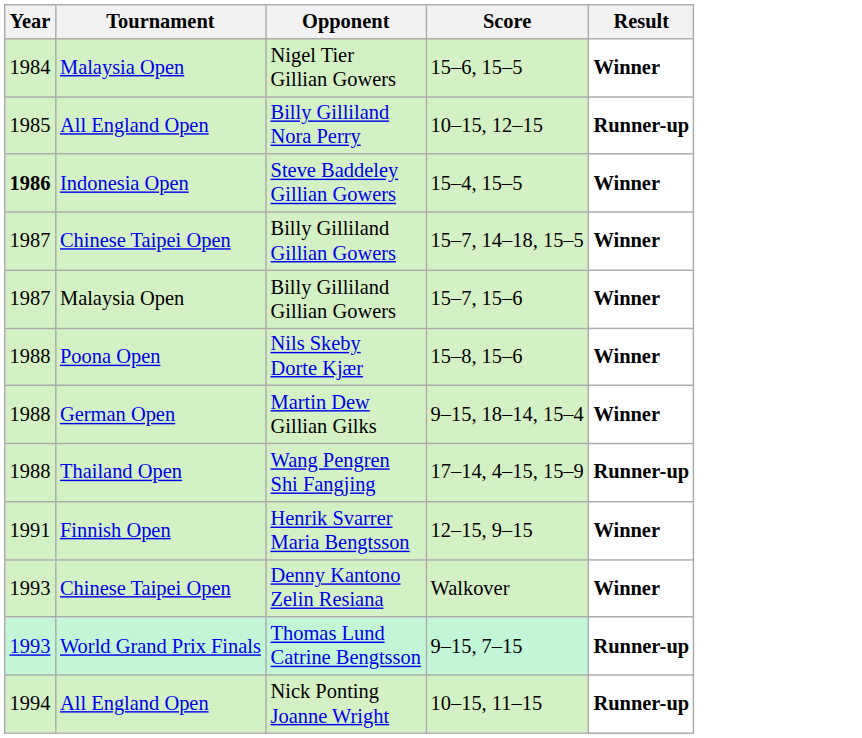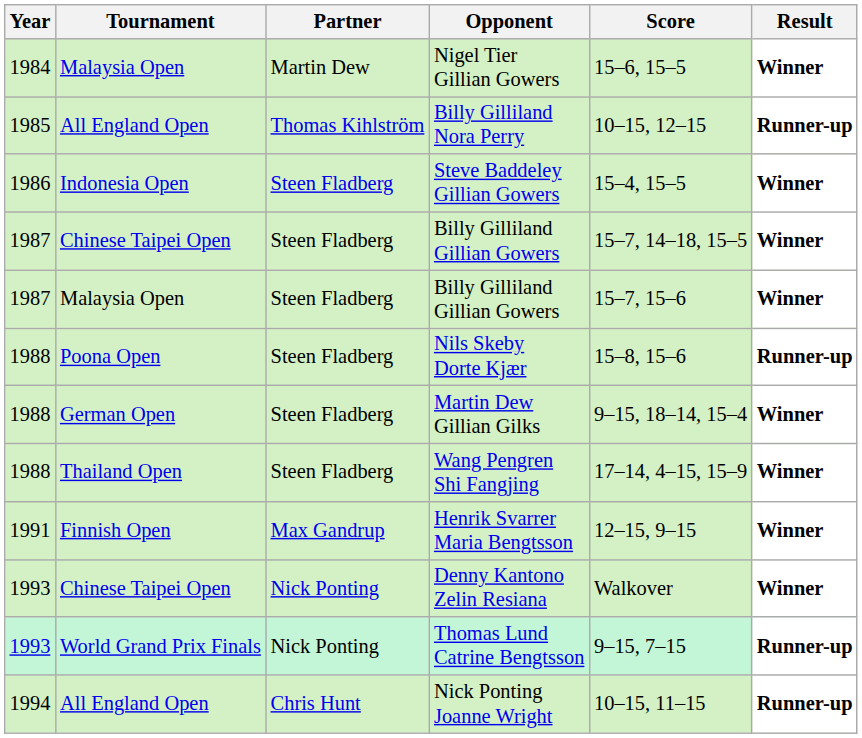+ column: (347, 21)
(30, 183) bold -> (30, 183) normal
(627, 356) Winner -> (805, 356) Runner-up
(641, 472) Runner-up -> (790, 472) Winner
